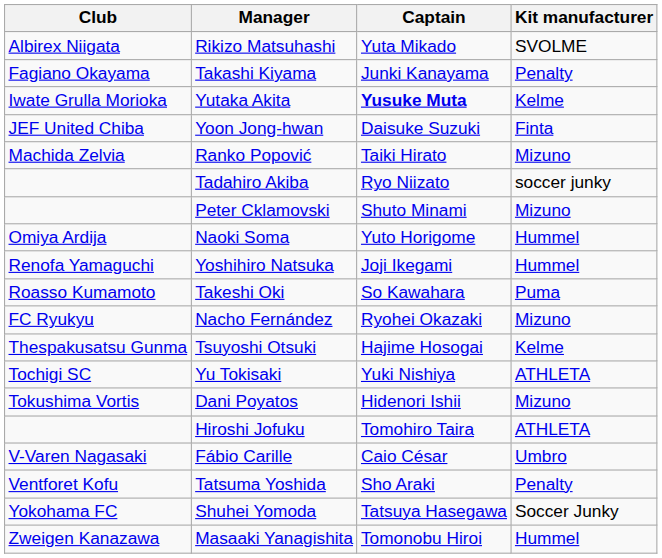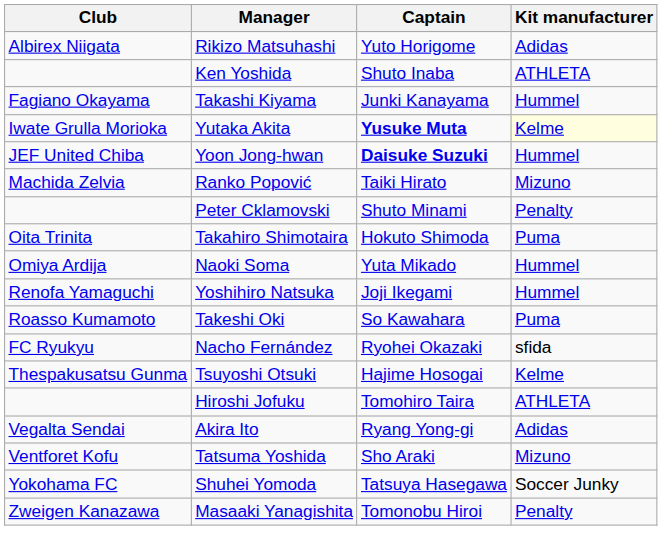(409, 45) Yuta Mikado -> (418, 45) Yuto Horigome
(551, 45) SVOLME -> (541, 45) Adidas
+ row: (243, 73)
(544, 73) Penalty -> (547, 100) Hummel
(539, 100) no background -> (539, 127) lightyellow background
(421, 127) normal -> (424, 155) bold
(534, 127) Finta -> (547, 155) Hummel
- row: (252, 182)
(543, 210) Mizuno -> (544, 210) Penalty
+ row: (272, 237)
(418, 237) Yuto Horigome -> (409, 264) Yuta Mikado
(543, 319) Mizuno -> (533, 347) sfida
- row: (238, 374)
- row: (247, 401)
- row: (244, 456)
+ row: (227, 429)
(544, 484) Penalty -> (543, 456) Mizuno
(547, 538) Hummel -> (544, 511) Penalty
